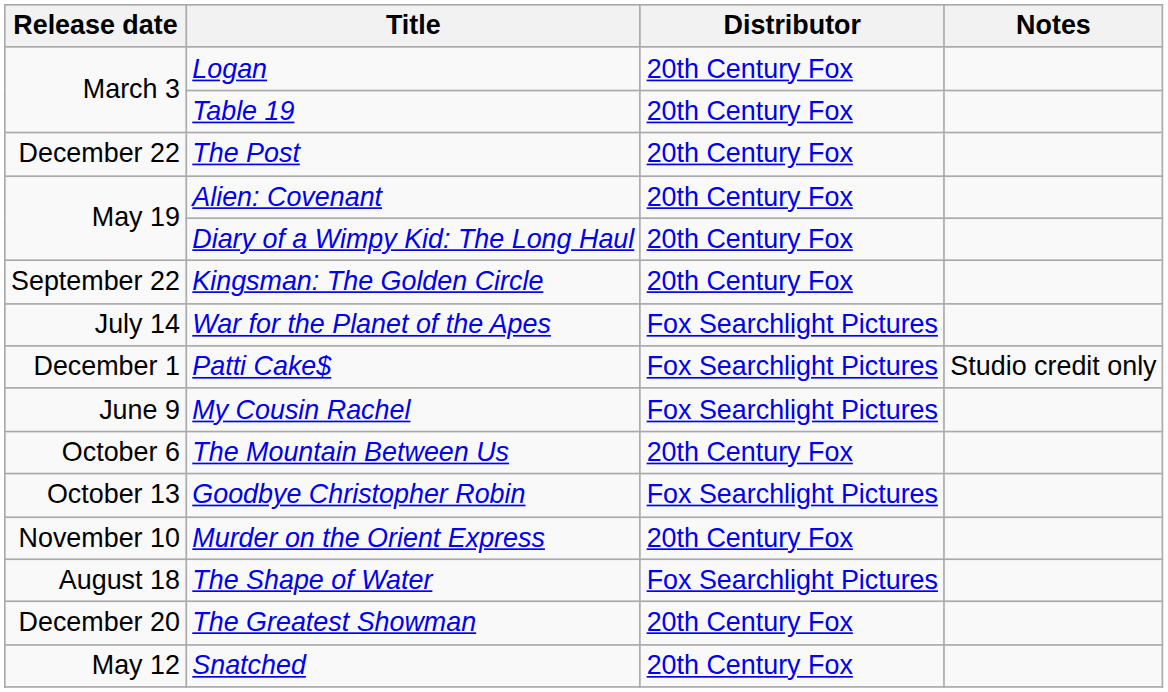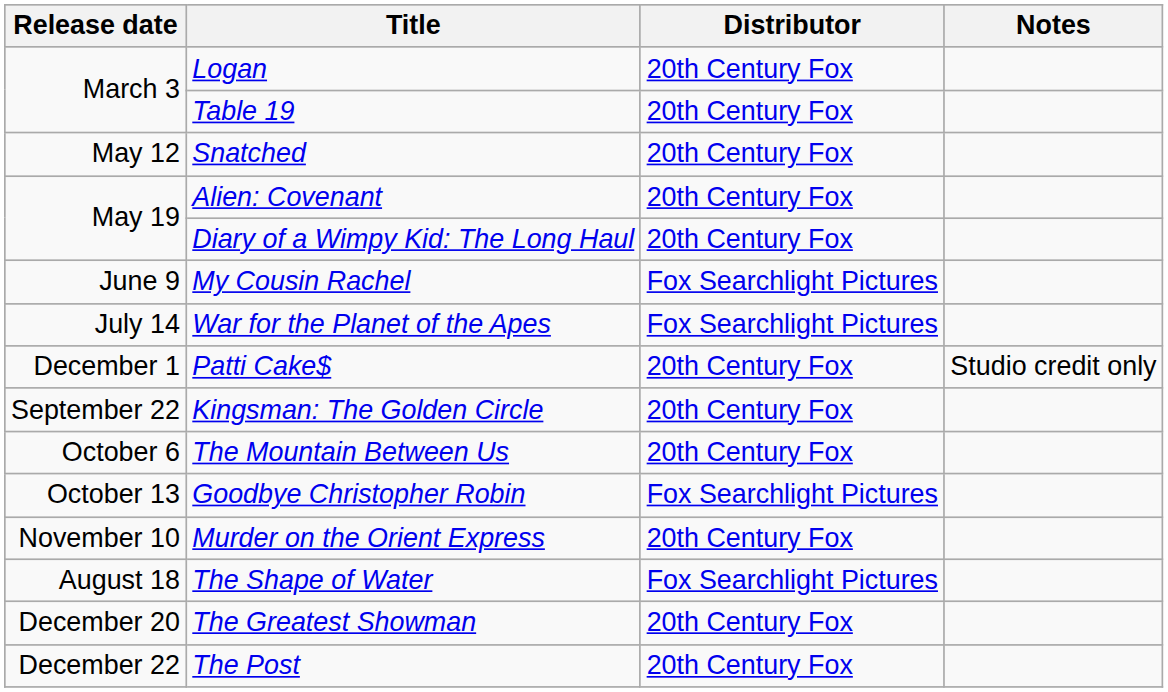rows swapped: (249, 665) <-> (246, 153)
rows swapped: (301, 409) <-> (368, 281)
(792, 366) Fox Searchlight Pictures -> (750, 366) 20th Century Fox
